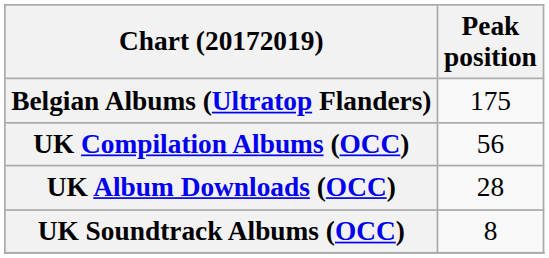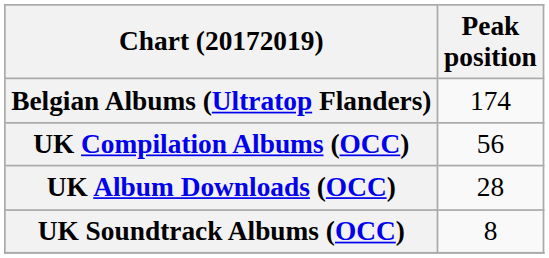(490, 100) 175 -> (490, 100) 174
